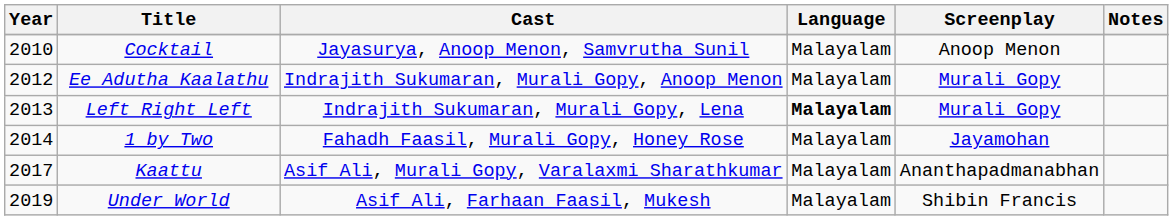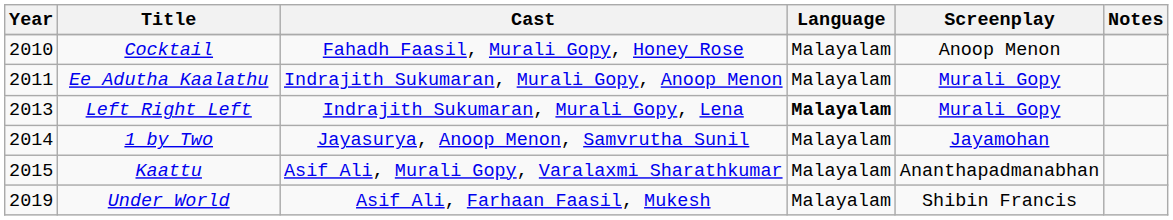(533, 50) Jayasurya, Anoop Menon, Samvrutha Sunil -> (533, 50) Fahadh Faasil, Murali Gopy, Honey Rose
(31, 80) 2012 -> (31, 80) 2011
(533, 140) Fahadh Faasil, Murali Gopy, Honey Rose -> (533, 140) Jayasurya, Anoop Menon, Samvrutha Sunil
(31, 170) 2017 -> (31, 170) 2015
